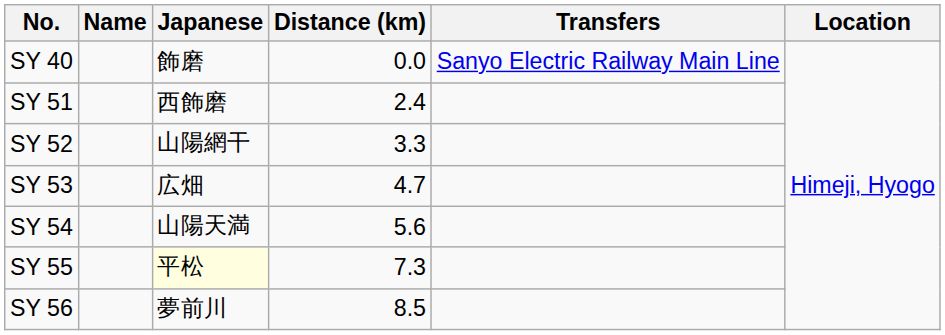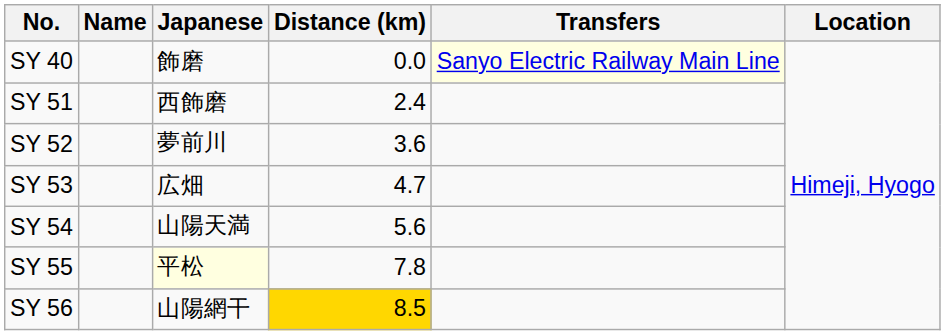(608, 61) no background -> (608, 61) lightyellow background
(204, 143) 山陽網干 -> (192, 143) 夢前川
(410, 144) 3.3 -> (410, 144) 3.6
(410, 267) 7.3 -> (410, 267) 7.8
(192, 308) 夢前川 -> (204, 308) 山陽網干
(410, 308) no background -> (410, 308) gold background
